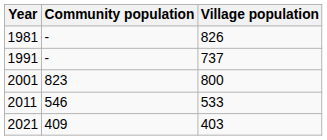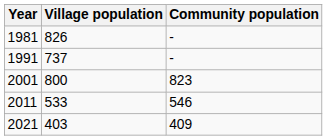columns swapped: (260, 15) <-> (119, 15)
